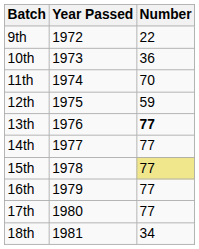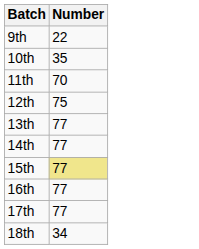- column: (93, 15)
(147, 59) 36 -> (60, 59) 35
(147, 102) 59 -> (60, 102) 75
(147, 124) bold -> (60, 124) normal
